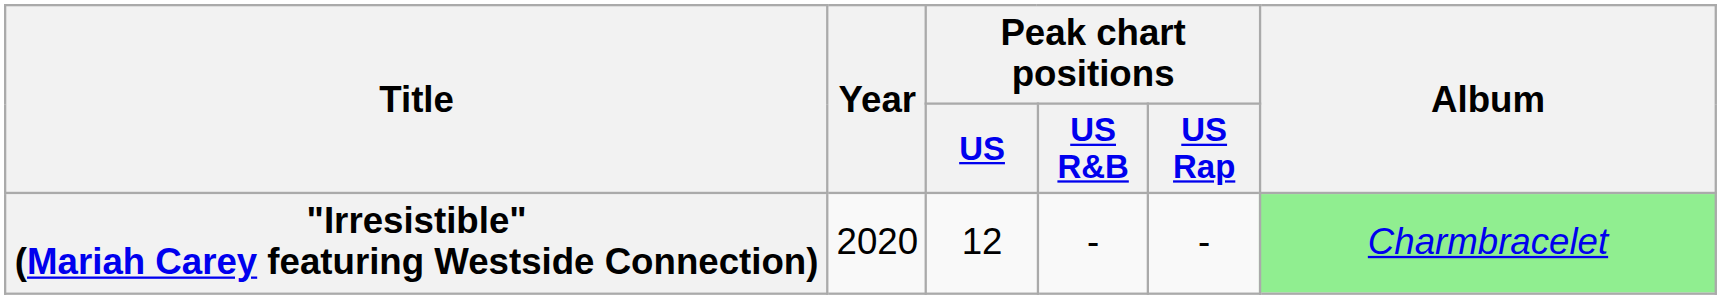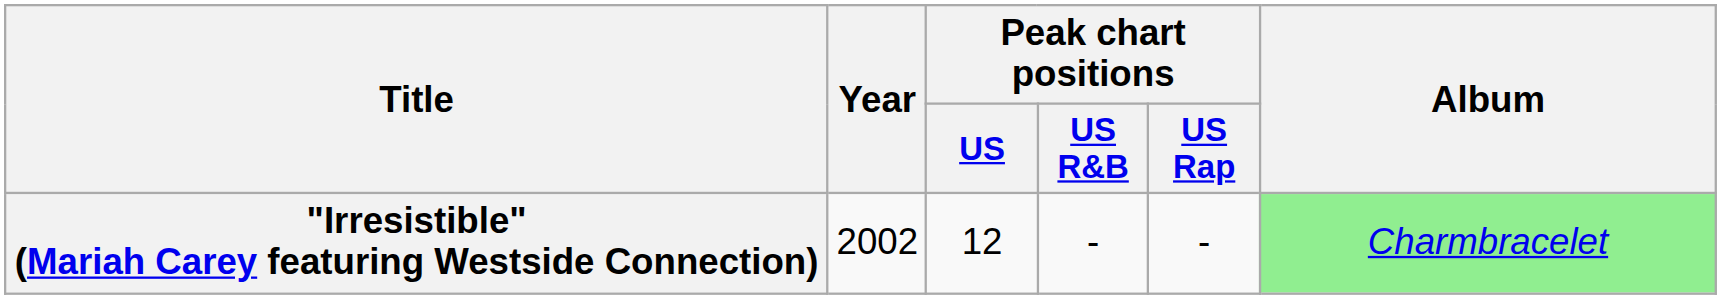(877, 242) 2020 -> (877, 242) 2002
